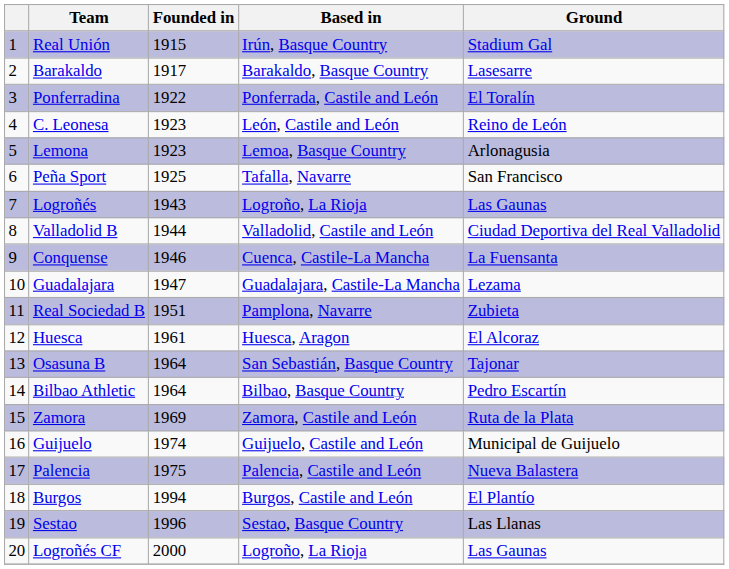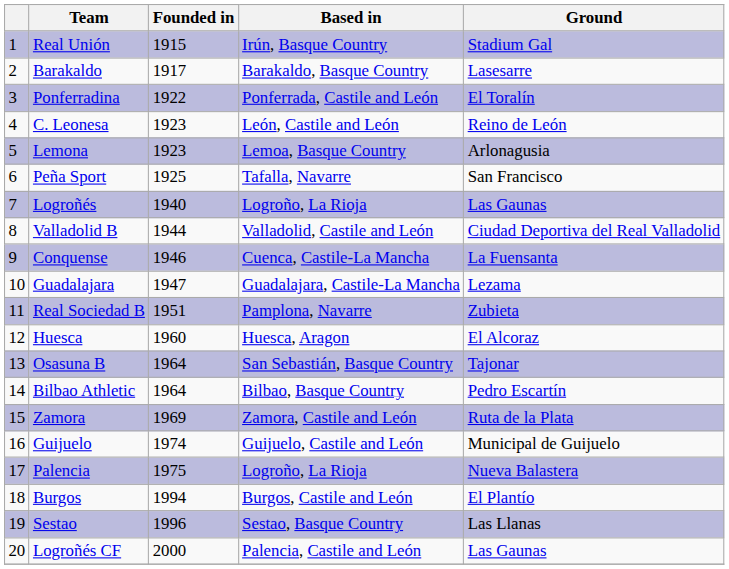(169, 204) 1943 -> (169, 204) 1940
(169, 337) 1961 -> (169, 337) 1960
(332, 470) Palencia, Castile and León -> (304, 470) Logroño, La Rioja
(304, 550) Logroño, La Rioja -> (332, 550) Palencia, Castile and León
